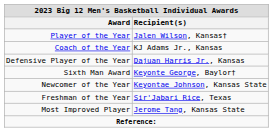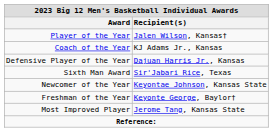(185, 72) Keyonte George, Baylor† -> (183, 72) Sir'Jabari Rice, Texas
(183, 97) Sir'Jabari Rice, Texas -> (185, 97) Keyonte George, Baylor†
